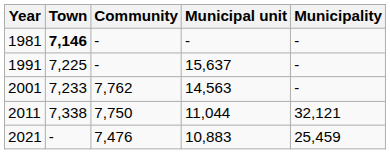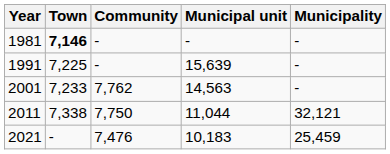(208, 64) 15,637 -> (208, 64) 15,639
(208, 137) 10,883 -> (208, 137) 10,183
